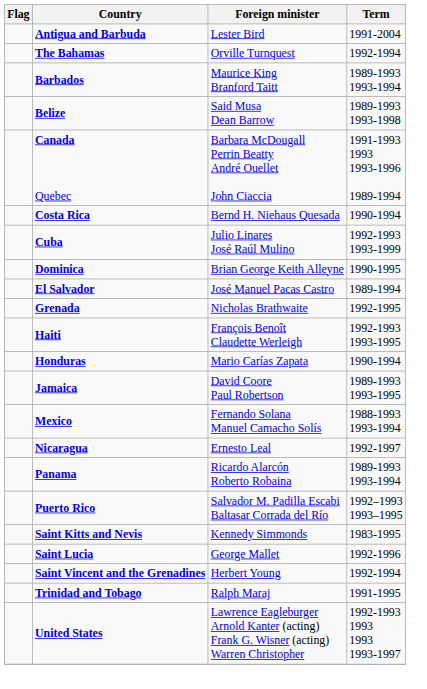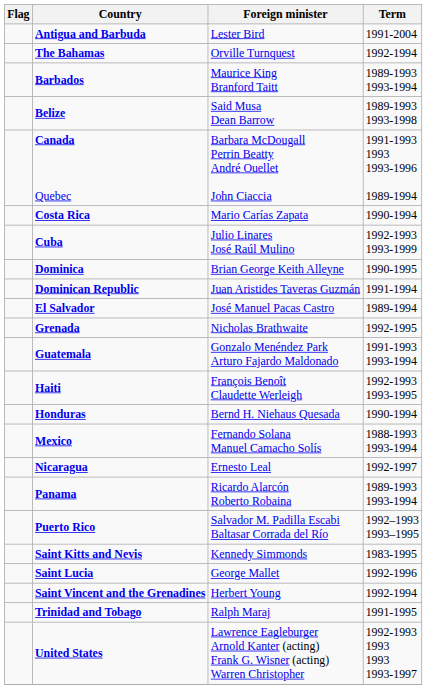(275, 215) Bernd H. Niehaus Quesada -> (259, 215) Mario Carías Zapata
+ row: (87, 288)
+ row: (63, 354)
(259, 361) Mario Carías Zapata -> (275, 414) Bernd H. Niehaus Quesada
- row: (56, 387)
